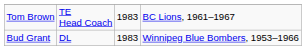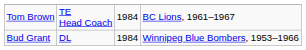(127, 17) 1983 -> (127, 17) 1984
(127, 38) 1983 -> (127, 38) 1984
